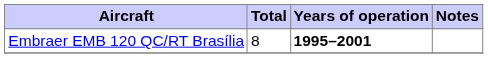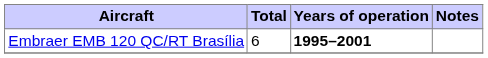(255, 40) 8 -> (255, 40) 6
